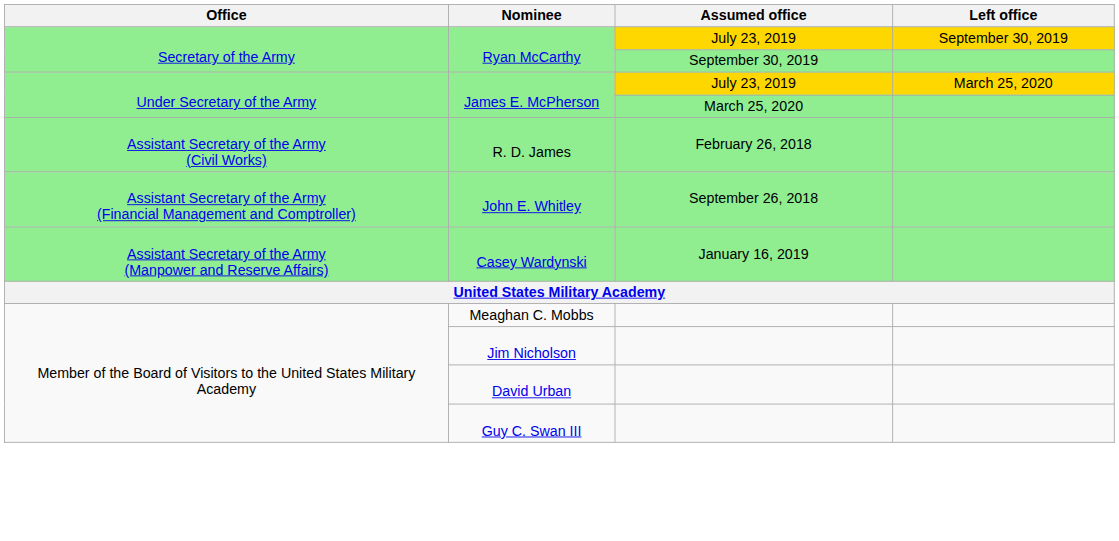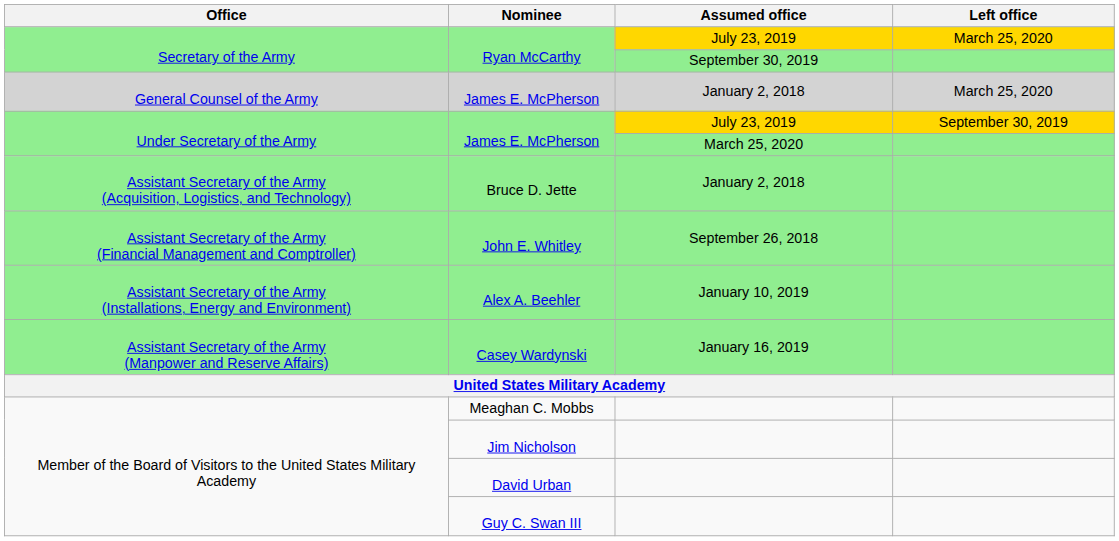(1003, 38) September 30, 2019 -> (1003, 38) March 25, 2020
+ row: (532, 99)
(1003, 83) March 25, 2020 -> (1003, 122) September 30, 2019
+ row: (532, 191)
- row: (532, 152)
+ row: (532, 300)
